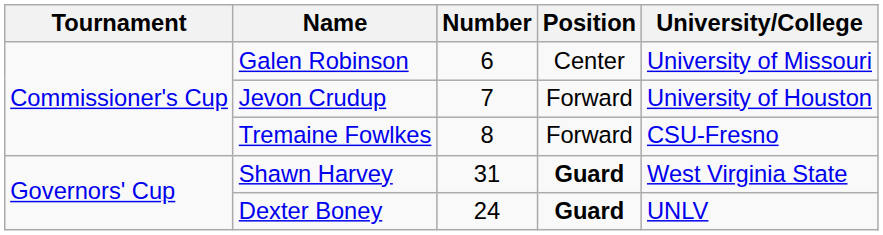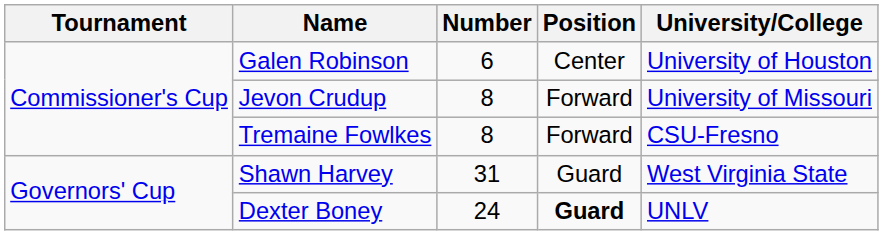(759, 60) University of Missouri -> (760, 60) University of Houston
(487, 98) 7 -> (487, 98) 8
(760, 98) University of Houston -> (759, 98) University of Missouri
(589, 173) bold -> (589, 173) normal
